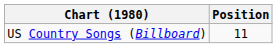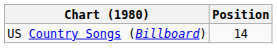(241, 33) 11 -> (241, 33) 14
